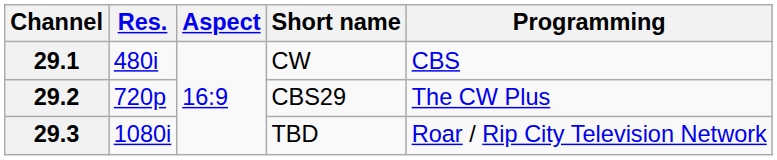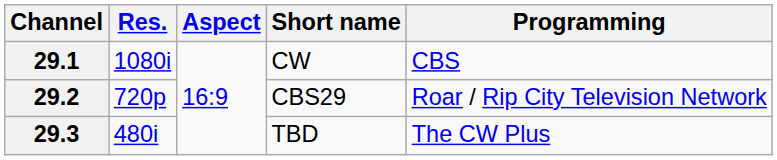(136, 60) 480i -> (143, 60) 1080i
(481, 97) The CW Plus -> (589, 97) Roar / Rip City Television Network
(143, 135) 1080i -> (136, 135) 480i
(589, 135) Roar / Rip City Television Network -> (481, 135) The CW Plus
